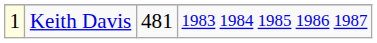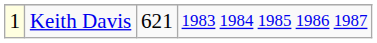(157, 21) 481 -> (157, 21) 621
